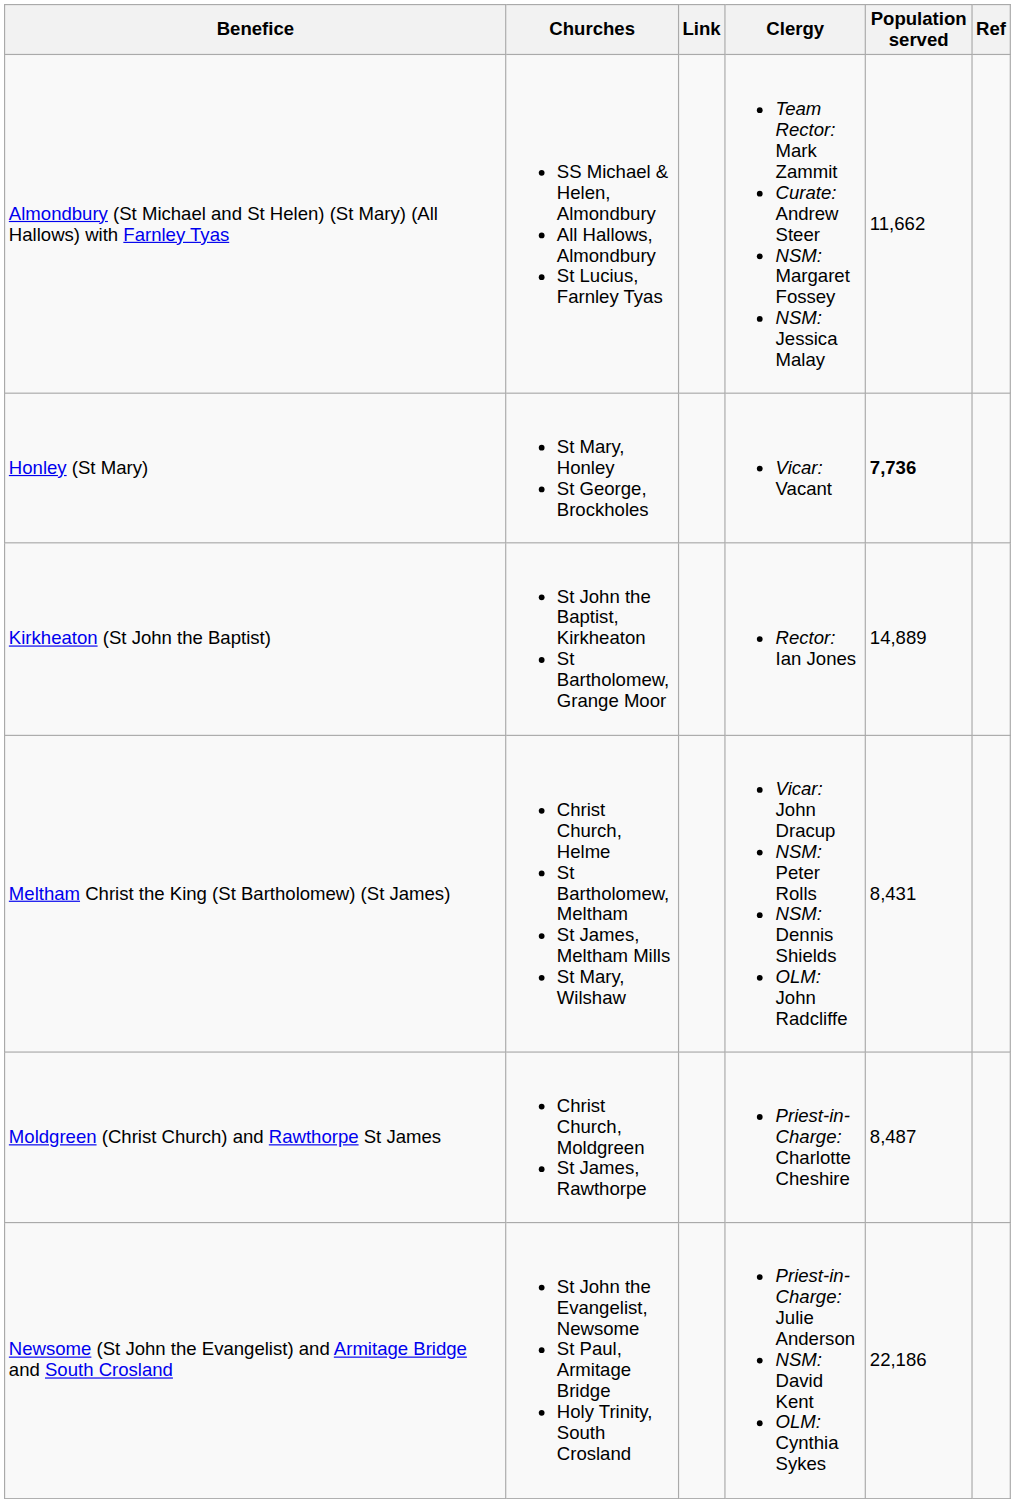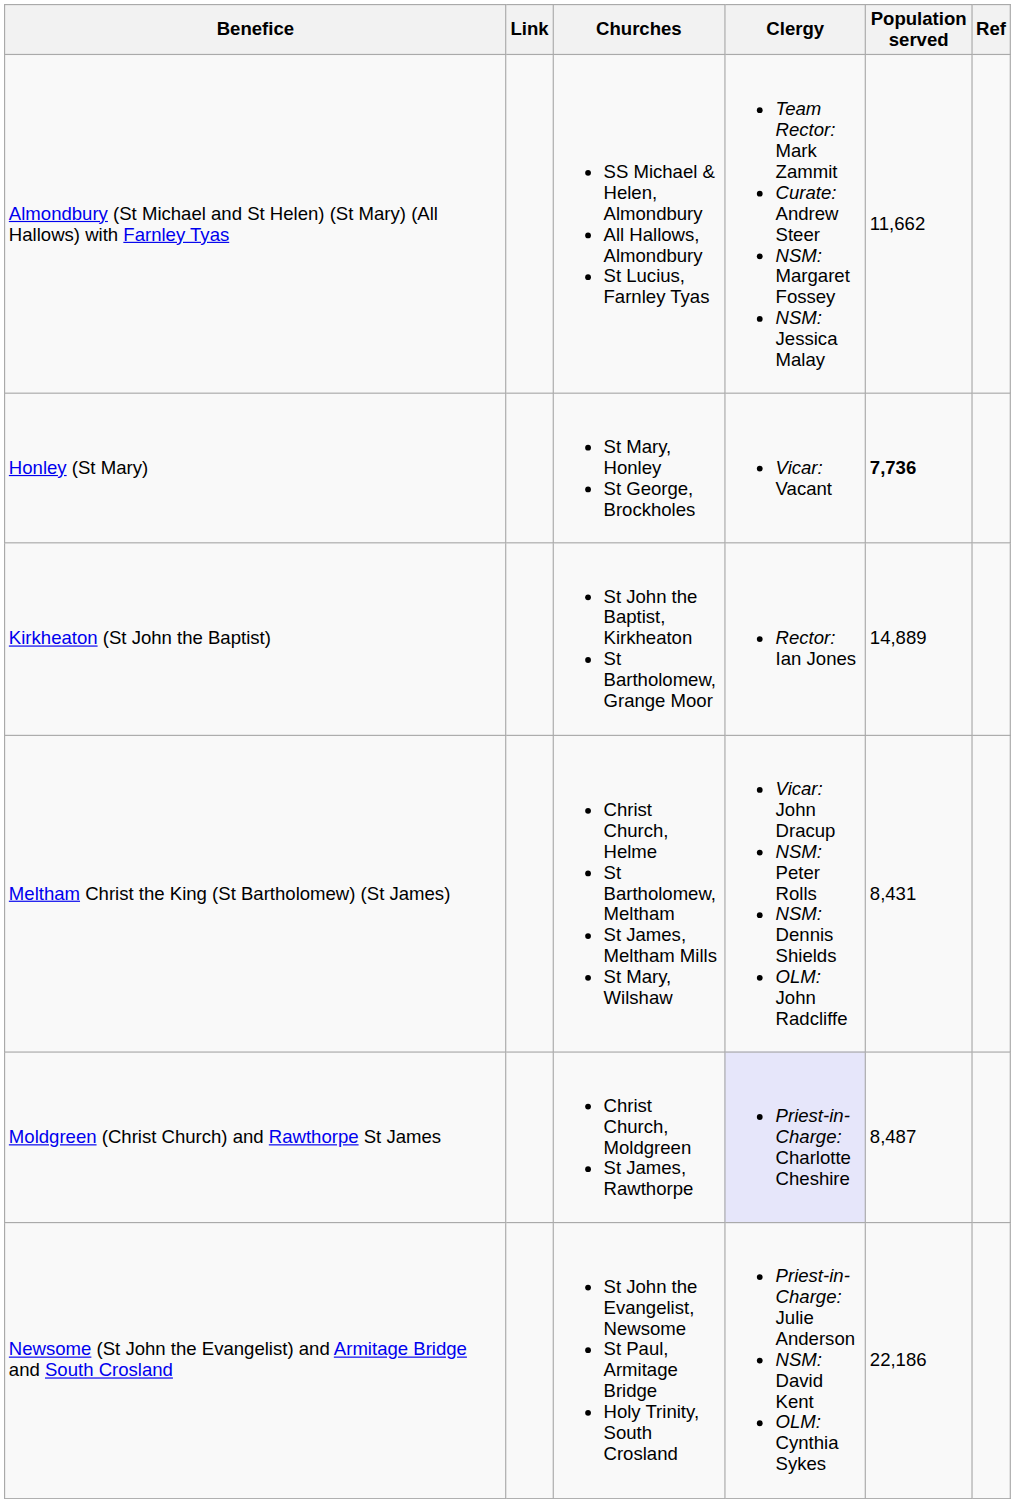columns swapped: (592, 29) <-> (702, 29)
(795, 1148) no background -> (795, 1148) lavender background
